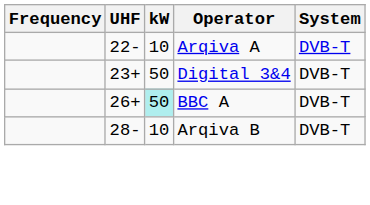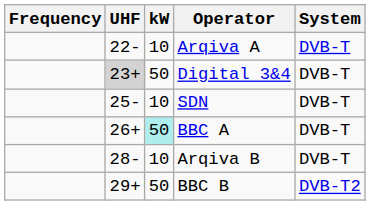(125, 75) no background -> (125, 75) lightgrey background
+ row: (193, 103)
+ row: (203, 186)
